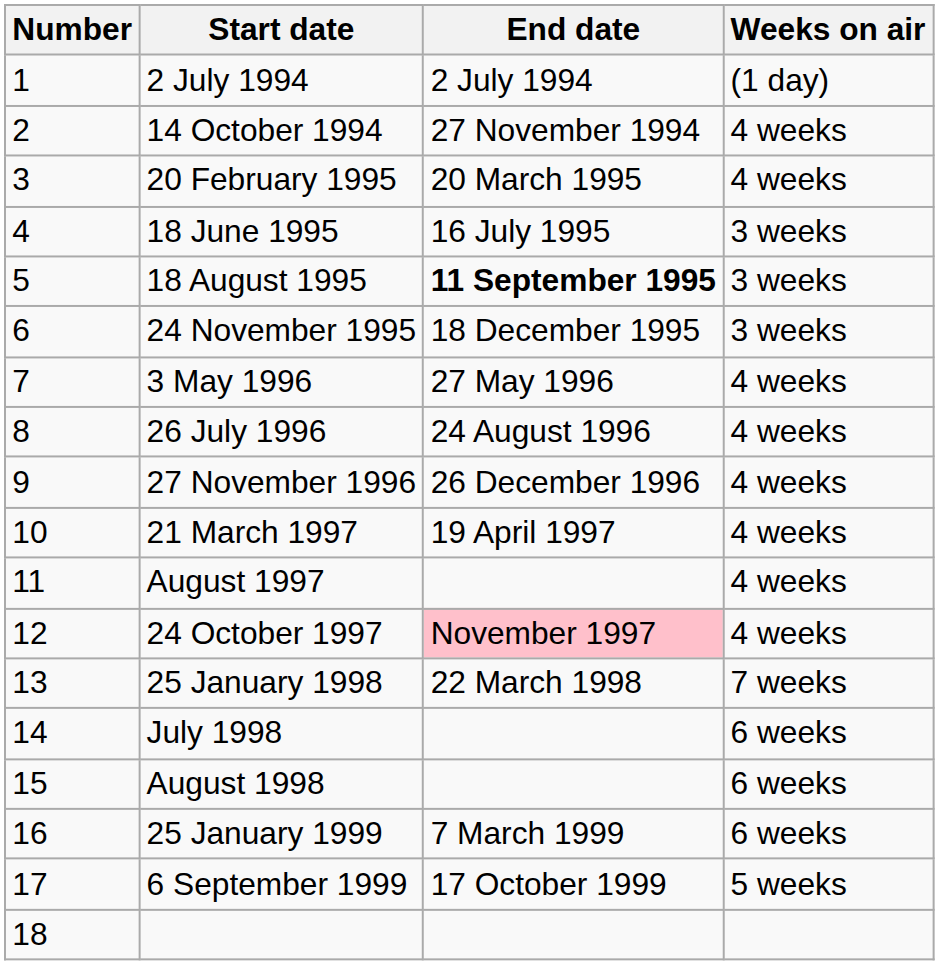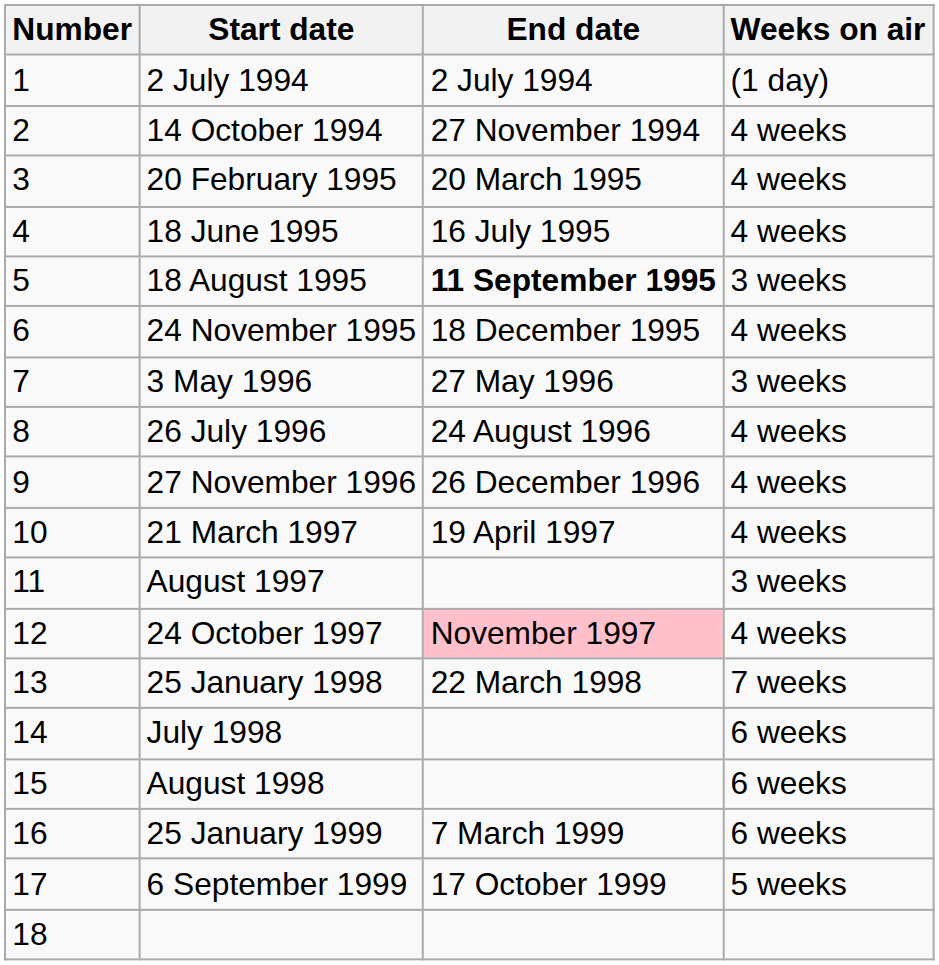(789, 230) 3 weeks -> (789, 230) 4 weeks
(789, 331) 3 weeks -> (789, 331) 4 weeks
(789, 381) 4 weeks -> (789, 381) 3 weeks
(789, 582) 4 weeks -> (789, 582) 3 weeks
